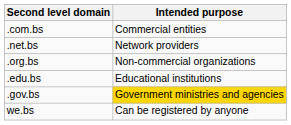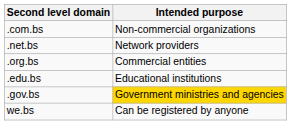(161, 29) Commercial entities -> (185, 29) Non-commercial organizations
(185, 62) Non-commercial organizations -> (161, 62) Commercial entities
